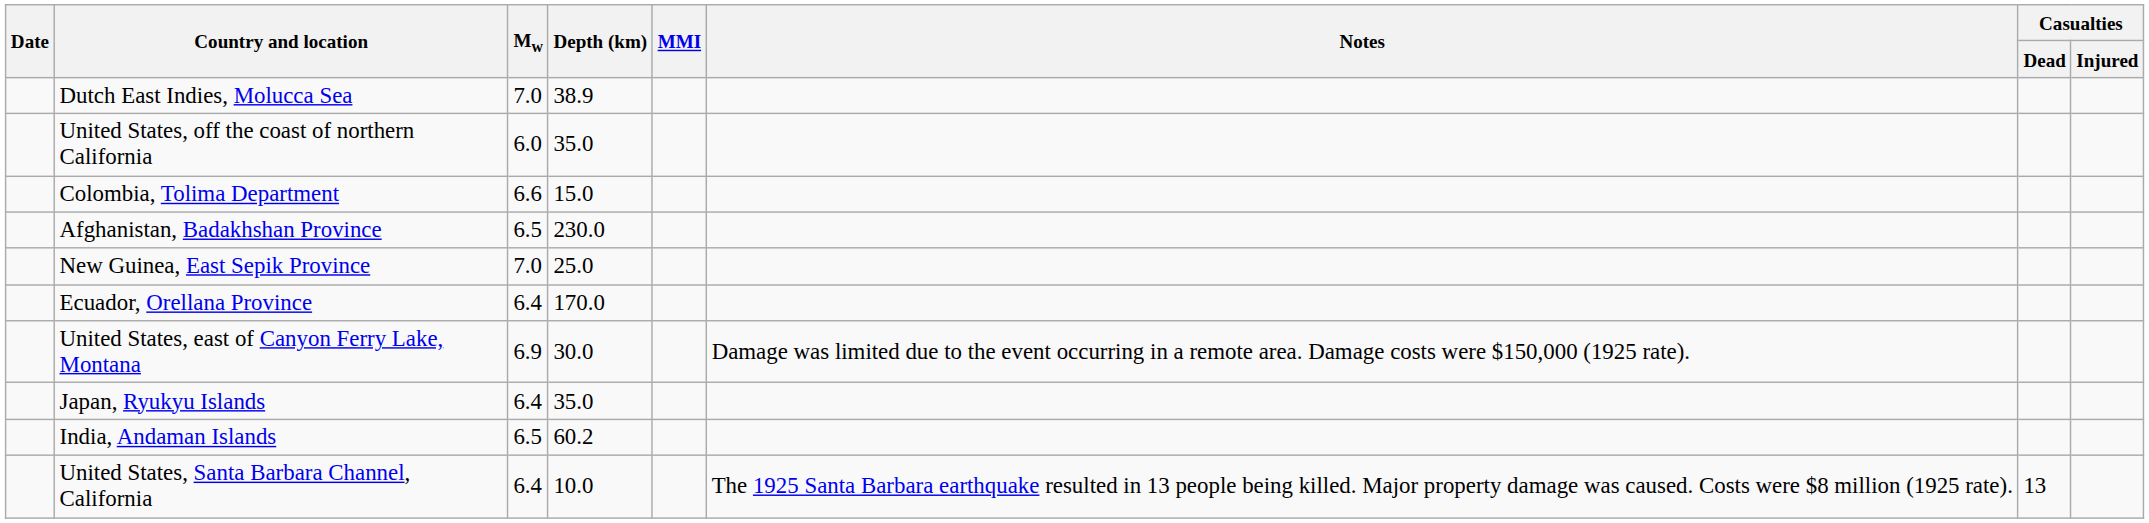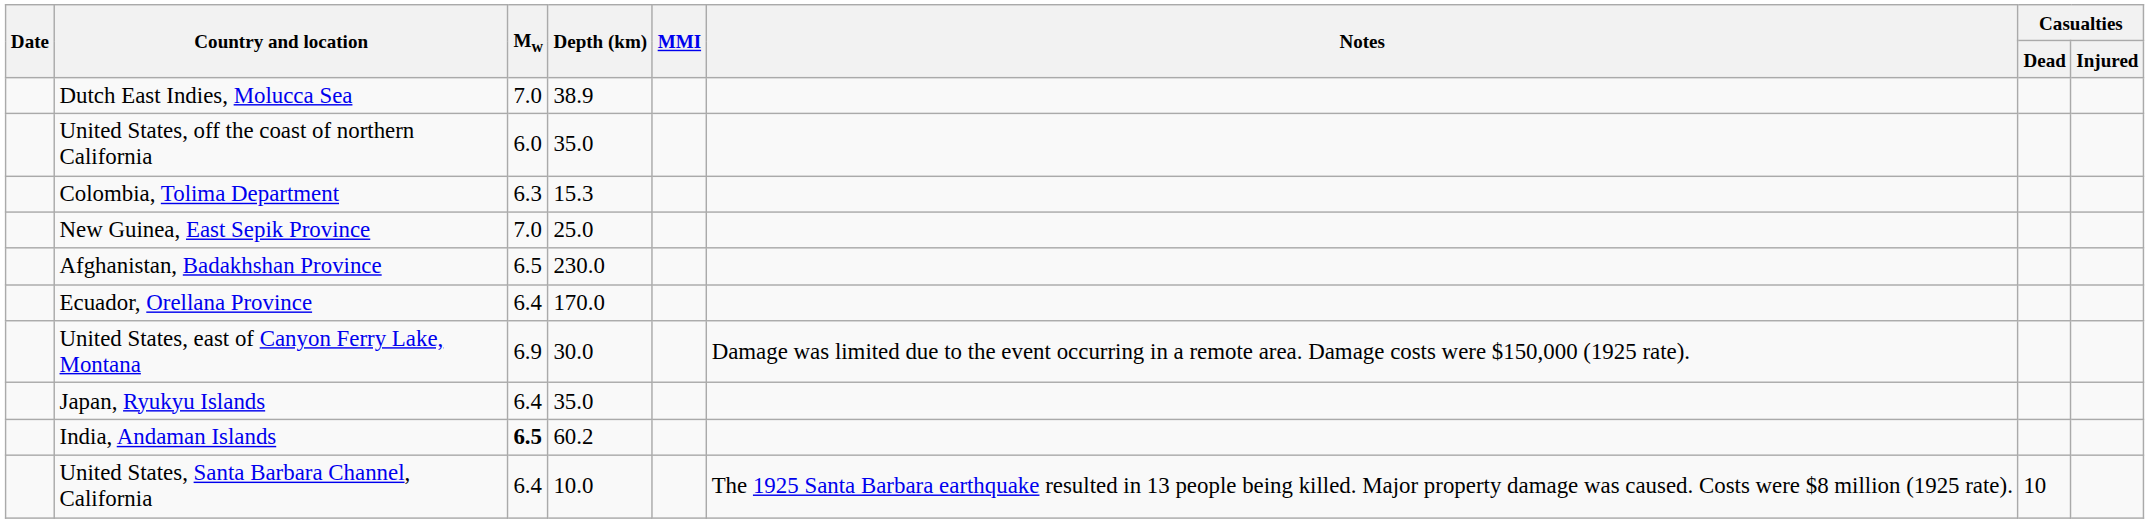(528, 193) 6.6 -> (528, 193) 6.3
(573, 193) 15.0 -> (573, 193) 15.3
rows swapped: (215, 266) <-> (221, 229)
(528, 436) normal -> (528, 436) bold
(2035, 486) 13 -> (2035, 486) 10
